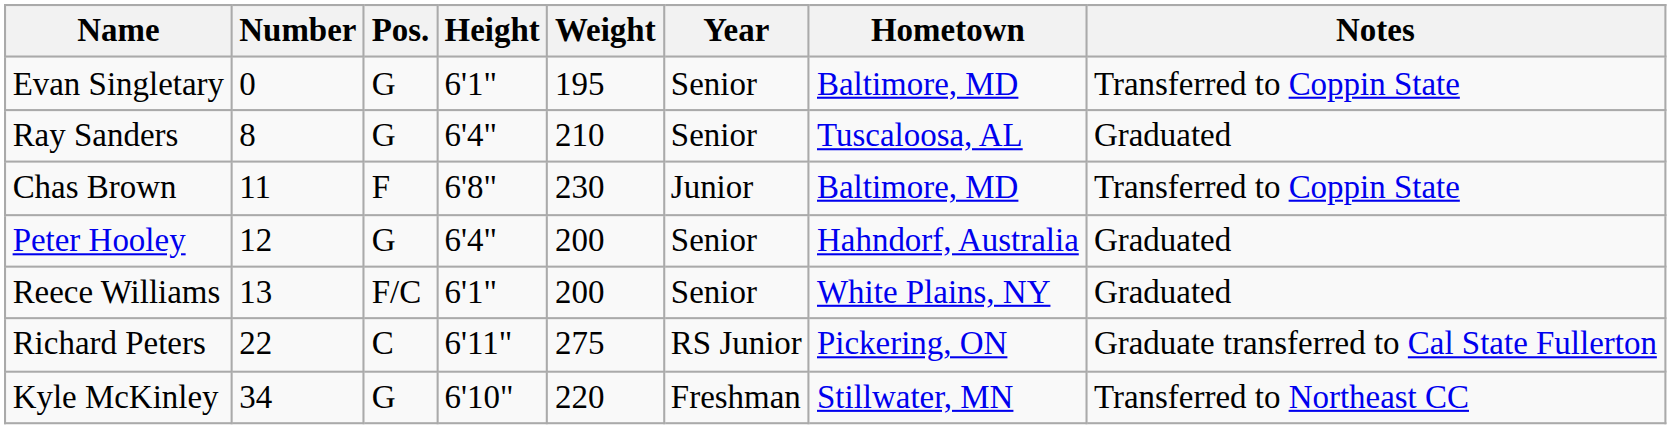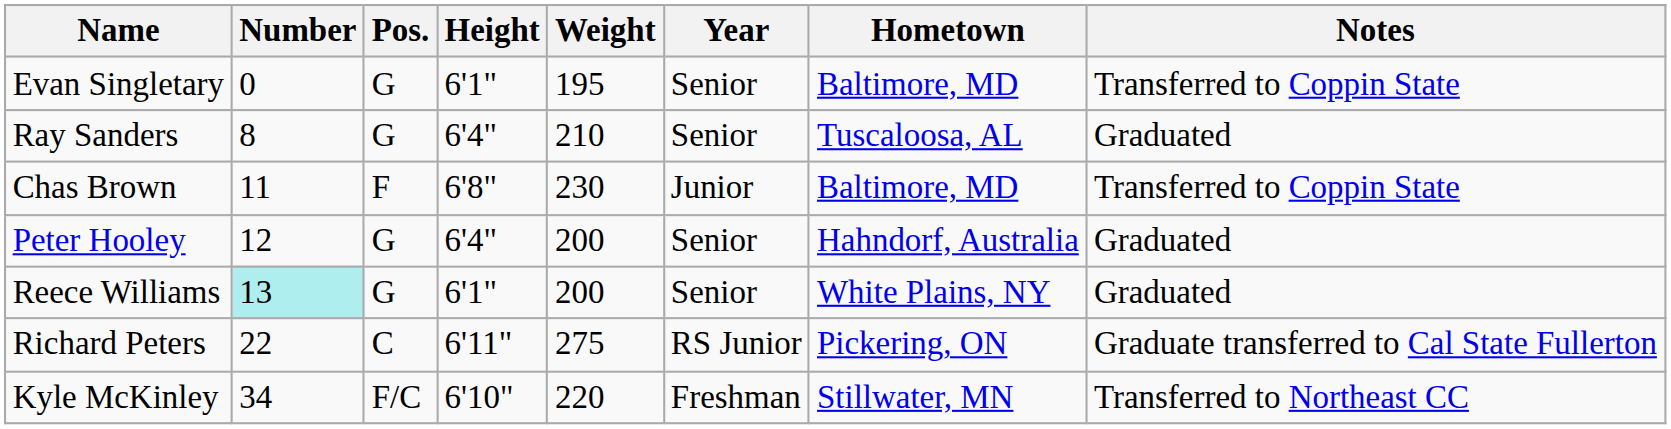(256, 291) no background -> (256, 291) paleturquoise background
(396, 291) F/C -> (384, 291) G
(384, 396) G -> (396, 396) F/C
